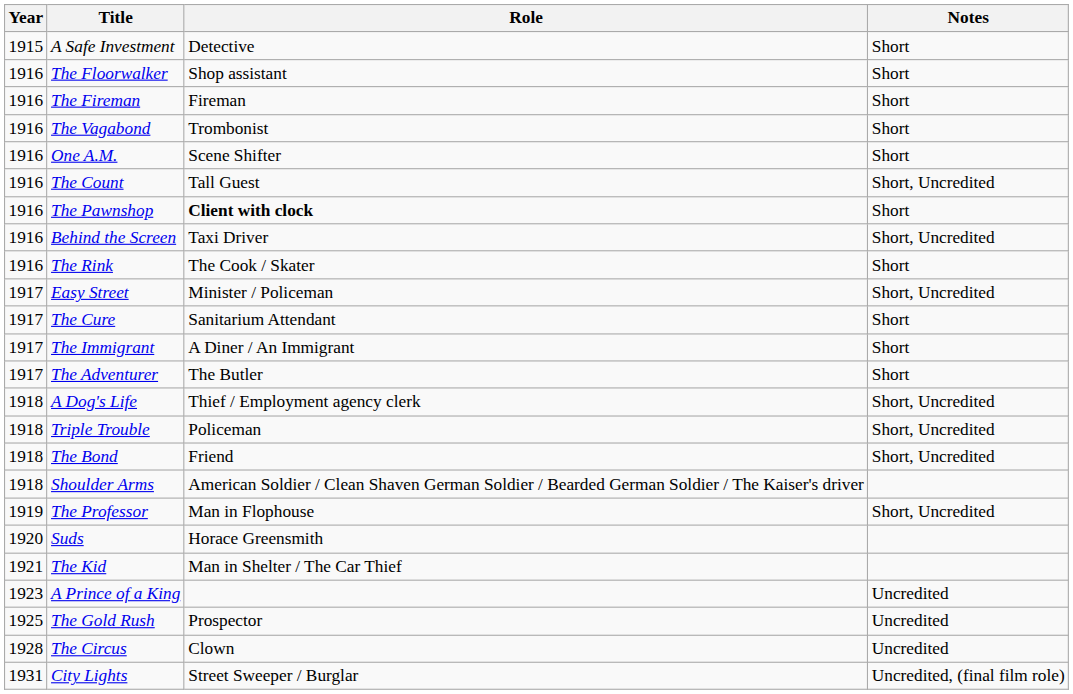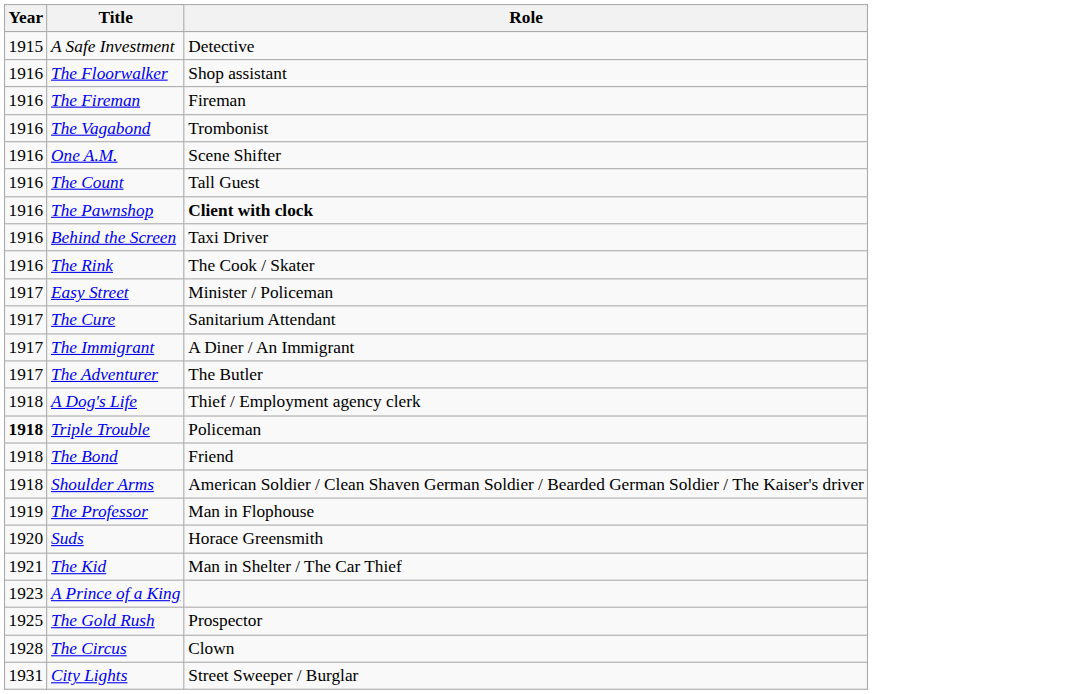- column: (968, 18)
(26, 429) normal -> (26, 429) bold
